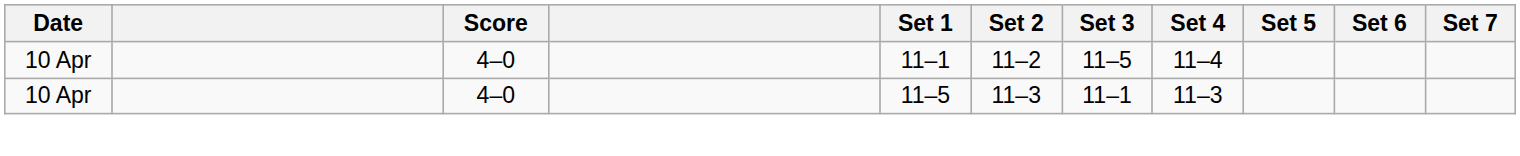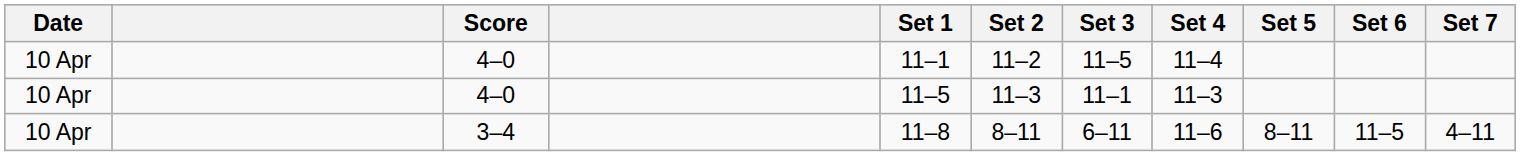+ row: (58, 133)
